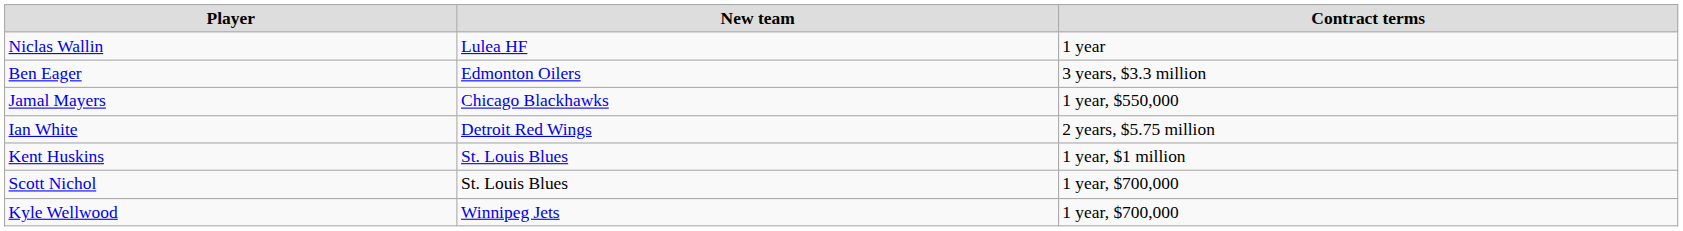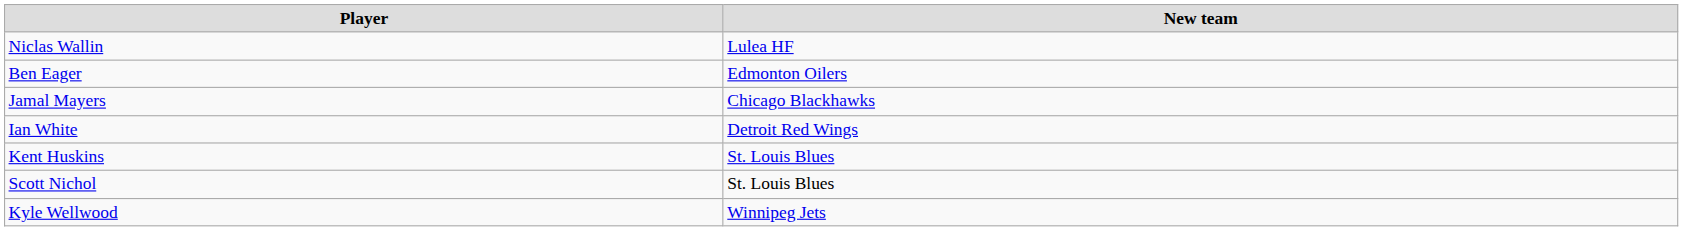- column: (1368, 18)
